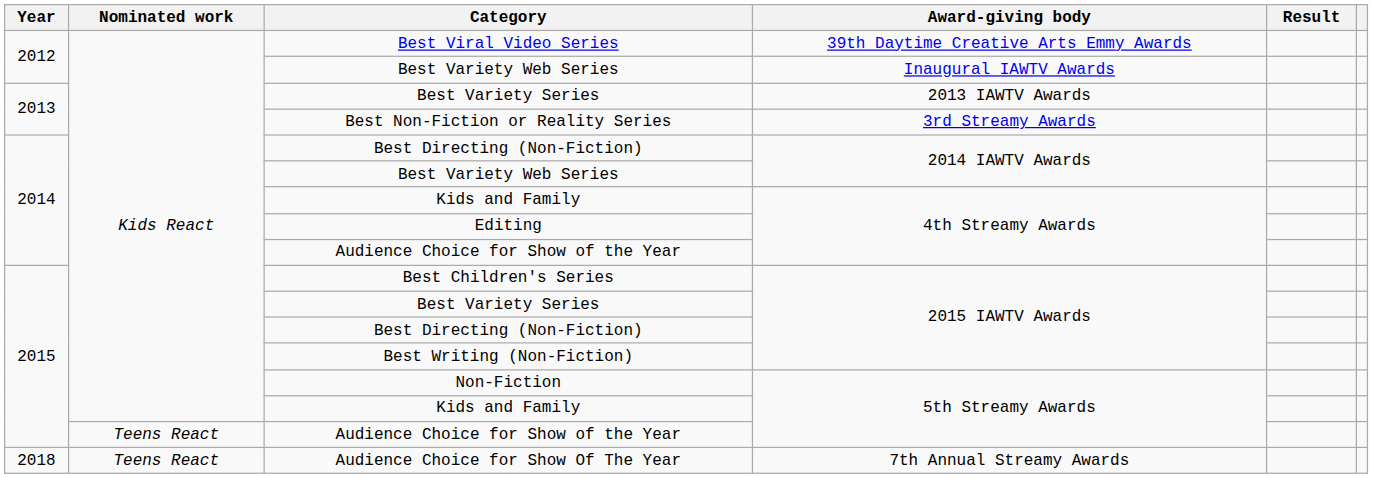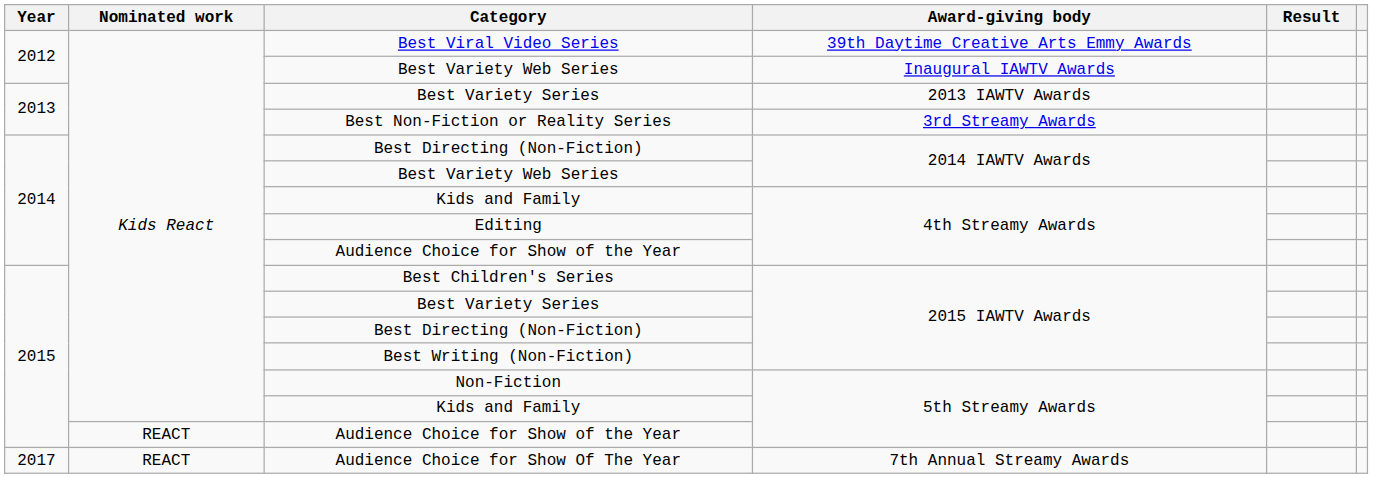(166, 435) Teens React -> (166, 435) REACT
(36, 461) 2018 -> (36, 461) 2017
(166, 461) Teens React -> (166, 461) REACT
